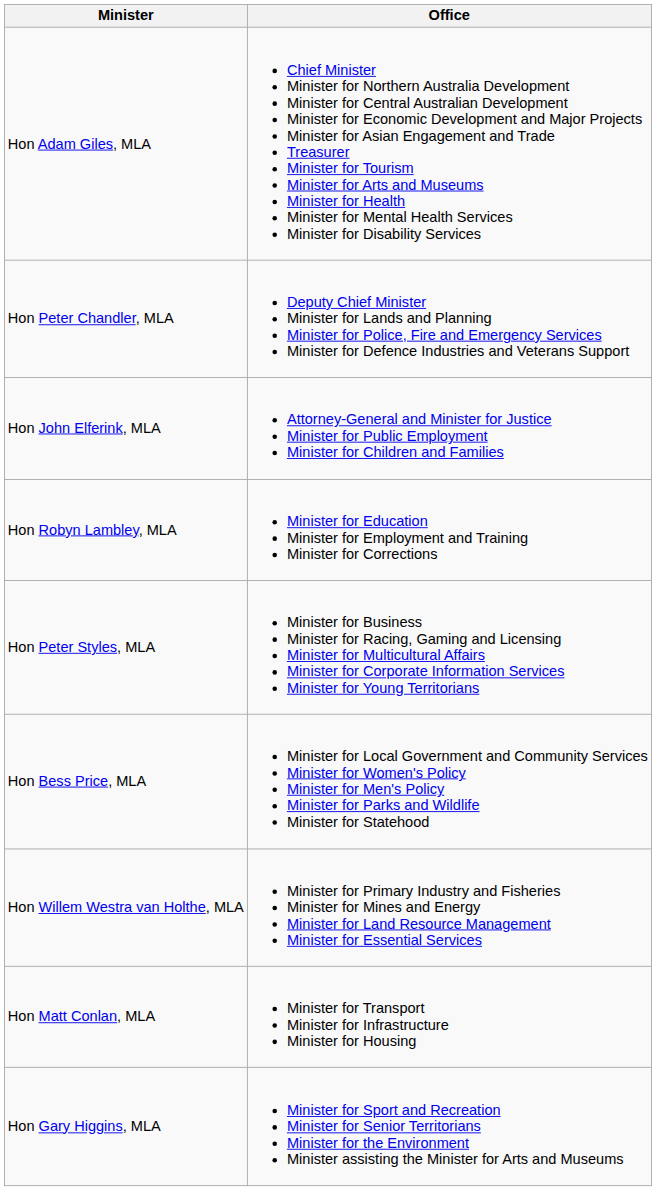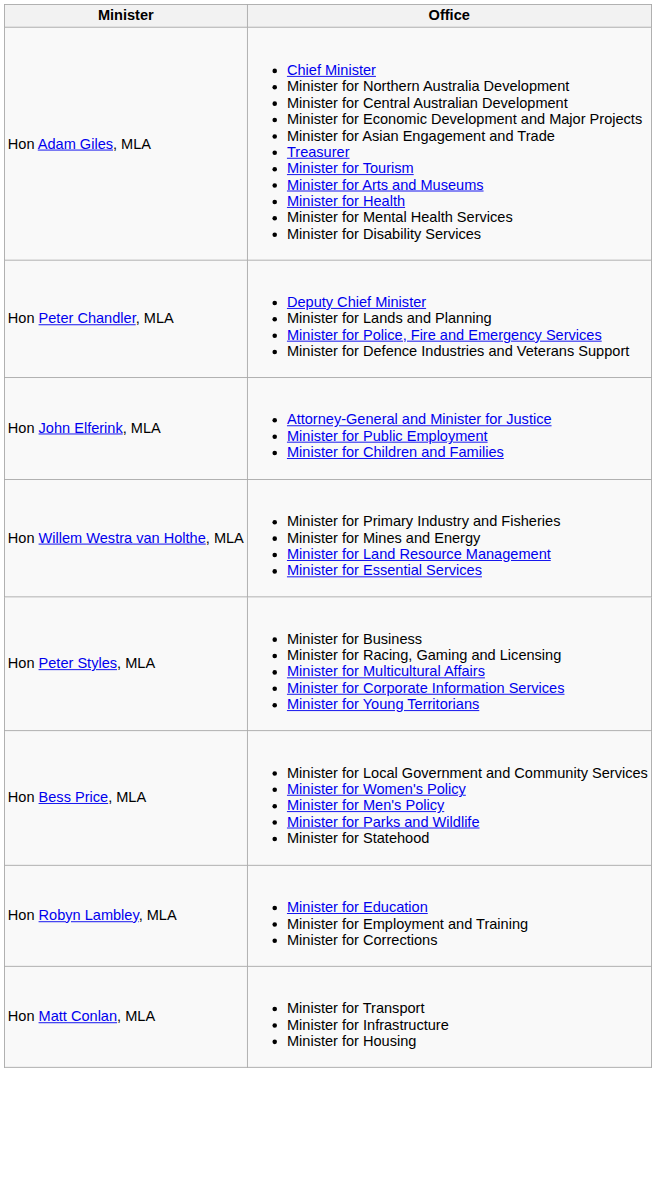rows swapped: (126, 907) <-> (92, 529)
- row: (84, 1126)
